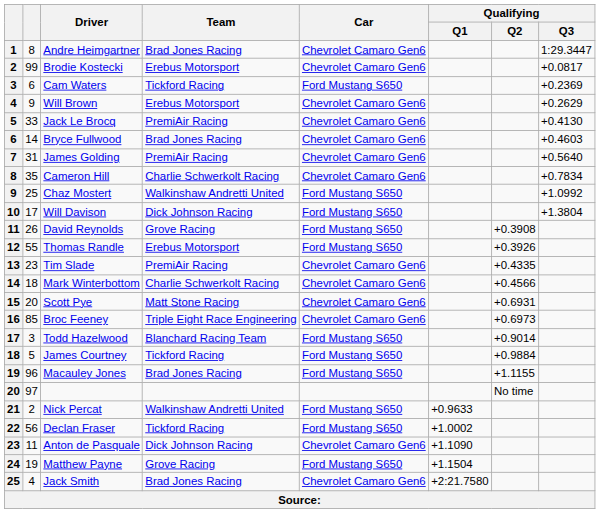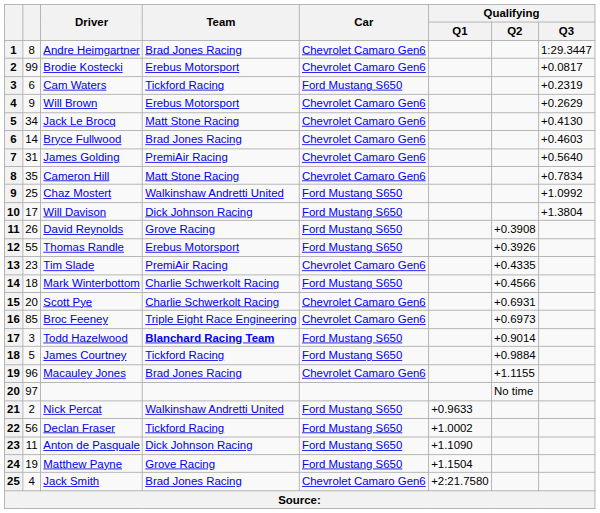(562, 85) +0.2369 -> (562, 85) +0.2319
(32, 121) 33 -> (32, 121) 34
(187, 121) PremiAir Racing -> (192, 121) Matt Stone Racing
(212, 175) Charlie Schwerkolt Racing -> (192, 175) Matt Stone Racing
(364, 283) Chevrolet Camaro Gen6 -> (352, 283) Ford Mustang S650
(192, 301) Matt Stone Racing -> (212, 301) Charlie Schwerkolt Racing
(206, 337) normal -> (210, 337) bold
(352, 373) Ford Mustang S650 -> (364, 373) Chevrolet Camaro Gen6
(364, 445) Chevrolet Camaro Gen6 -> (352, 445) Ford Mustang S650
